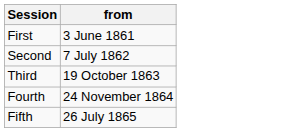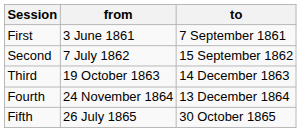+ column: (236, 14)
